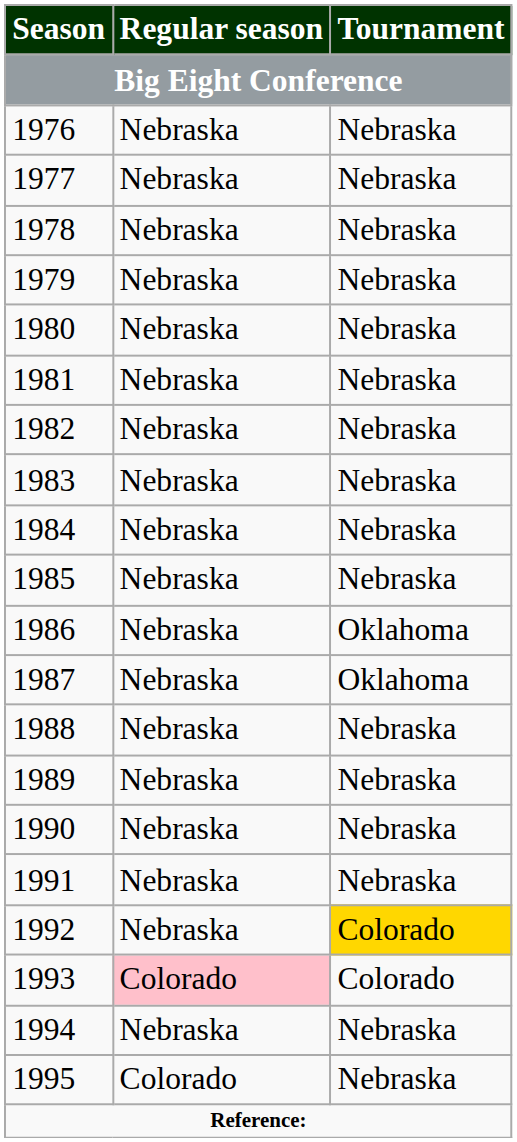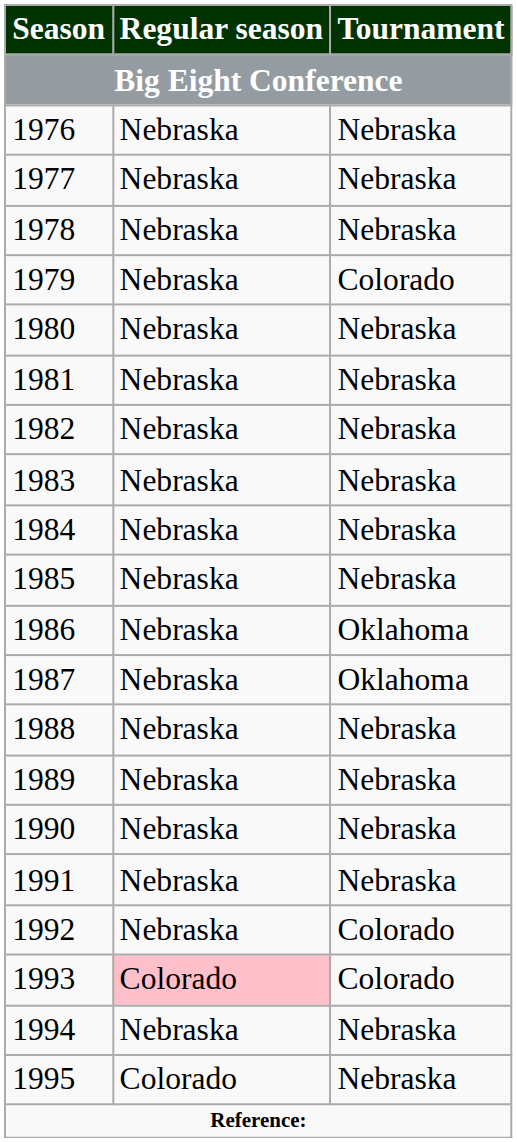(397, 279) Nebraska -> (396, 279) Colorado
(396, 929) gold background -> (396, 929) no background
